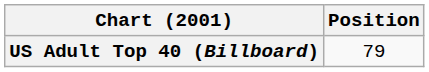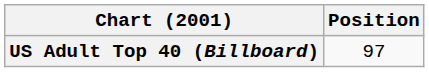(374, 51) 79 -> (374, 51) 97
